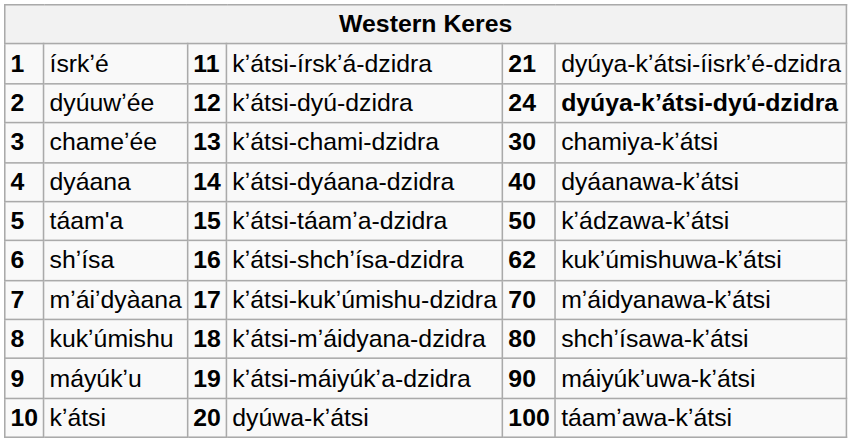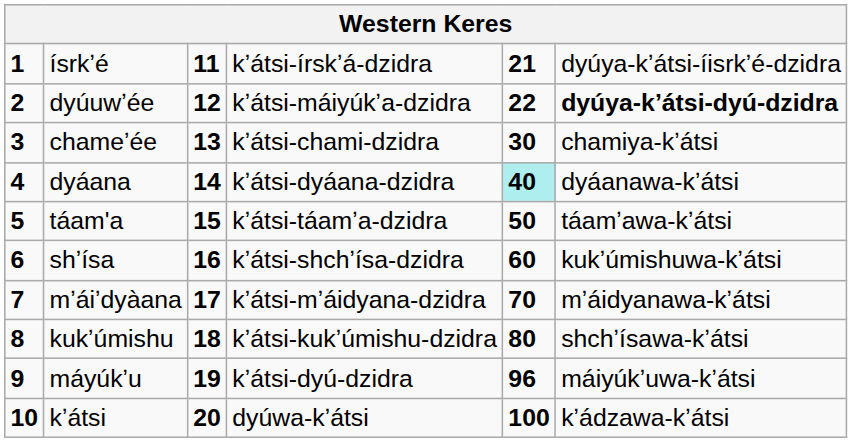(323, 102) kʼátsi-dyú-dzidra -> (352, 102) kʼátsi-máiyúkʼa-dzidra
(522, 102) 24 -> (522, 102) 22
(522, 181) no background -> (522, 181) paleturquoise background
(645, 220) kʼádzawa-kʼátsi -> (647, 220) táamʼawa-kʼátsi
(522, 260) 62 -> (522, 260) 60
(365, 299) kʼátsi-kukʼúmishu-dzidra -> (359, 299) kʼátsi-mʼáidyana-dzidra
(359, 338) kʼátsi-mʼáidyana-dzidra -> (365, 338) kʼátsi-kukʼúmishu-dzidra
(352, 378) kʼátsi-máiyúkʼa-dzidra -> (323, 378) kʼátsi-dyú-dzidra
(522, 378) 90 -> (522, 378) 96
(647, 417) táamʼawa-kʼátsi -> (645, 417) kʼádzawa-kʼátsi
